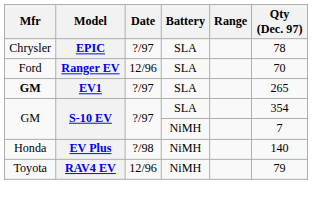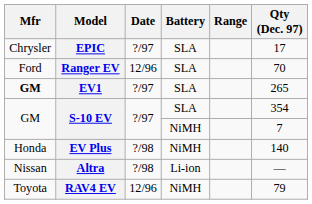(280, 48) 78 -> (280, 48) 17
+ row: (90, 168)
